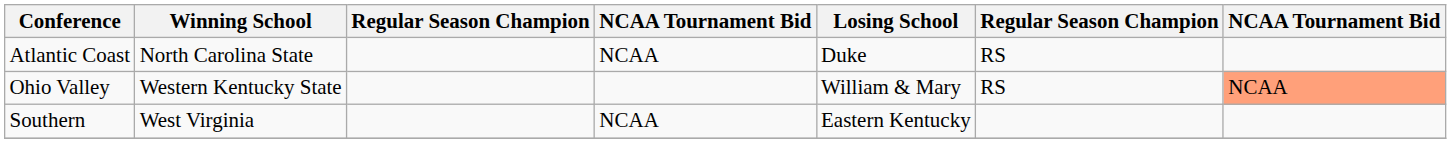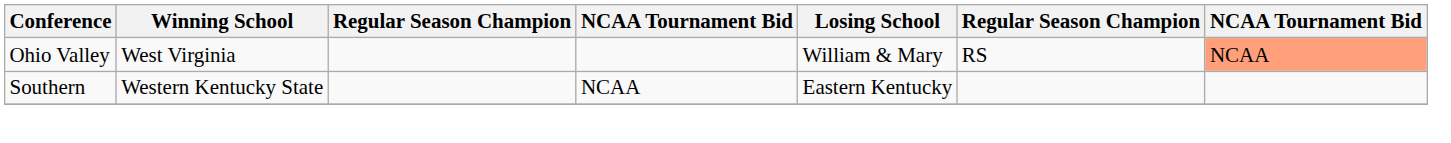- row: (70, 54)
(241, 87) Western Kentucky State -> (178, 54) West Virginia
(197, 120) West Virginia -> (222, 87) Western Kentucky State
